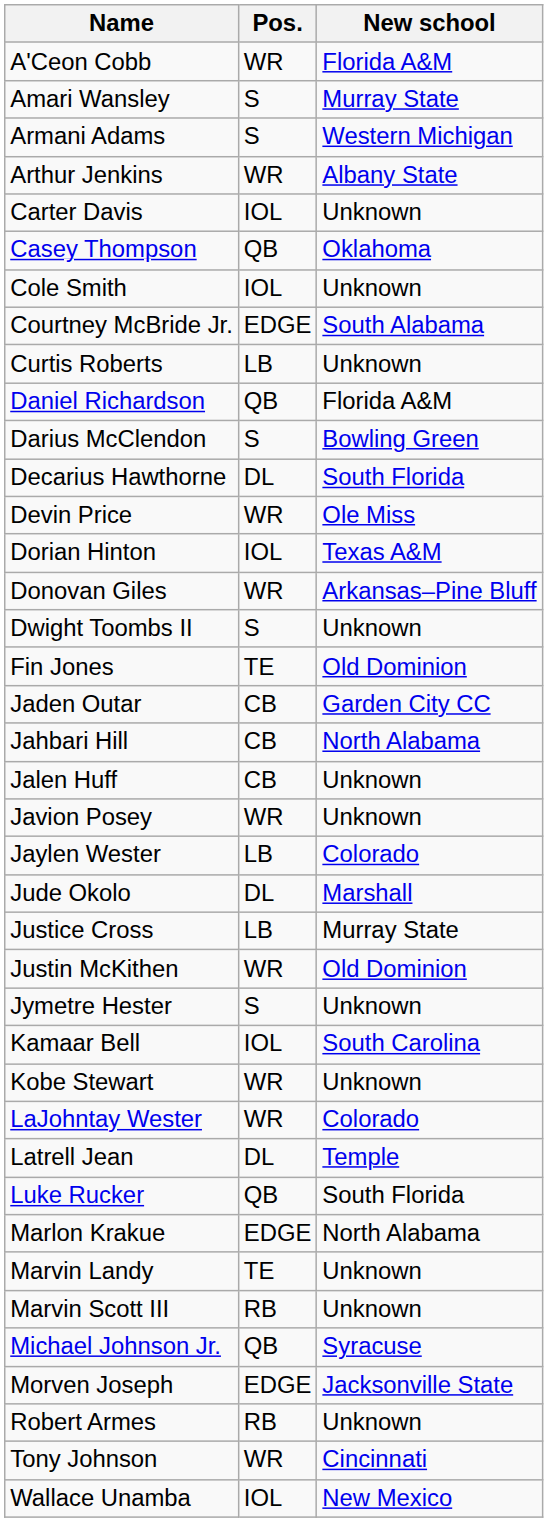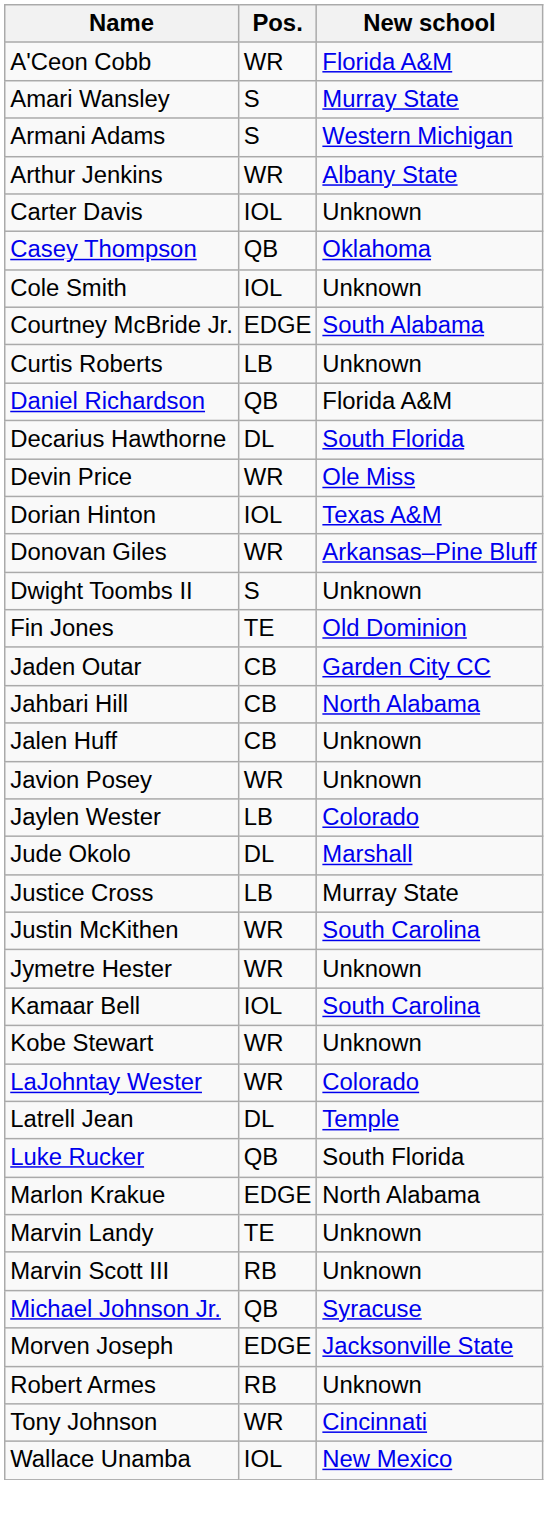- row: (108, 439)
(395, 968) Old Dominion -> (401, 930) South Carolina
(252, 1006) S -> (264, 968) WR
